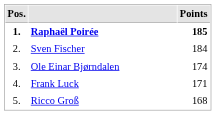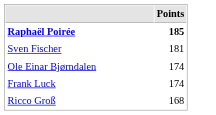- column: (17, 13)
(200, 49) 184 -> (177, 49) 181
(200, 83) 171 -> (177, 83) 174
